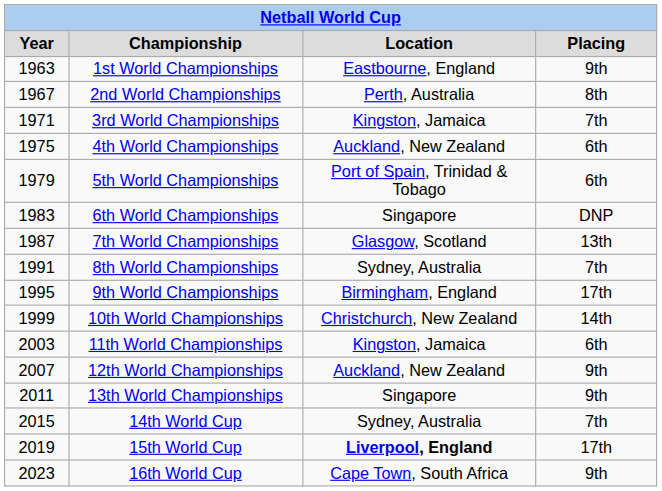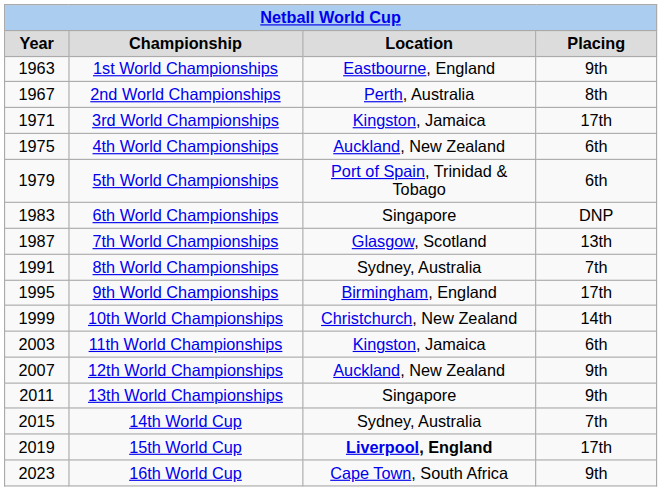(596, 121) 7th -> (596, 121) 17th
